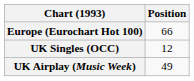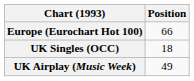(167, 48) 12 -> (167, 48) 18
